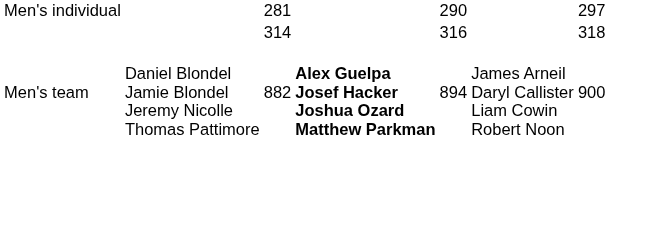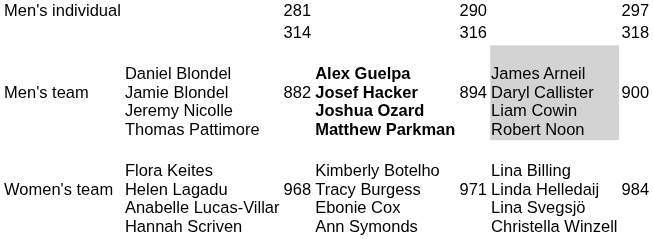(522, 102) no background -> (542, 102) lightgrey background
+ row: (59, 189)
